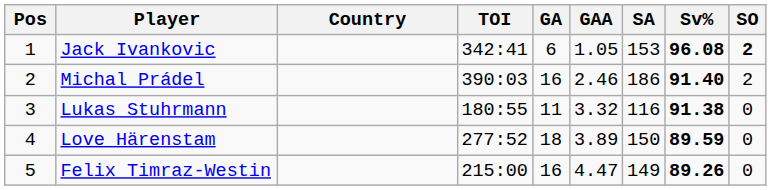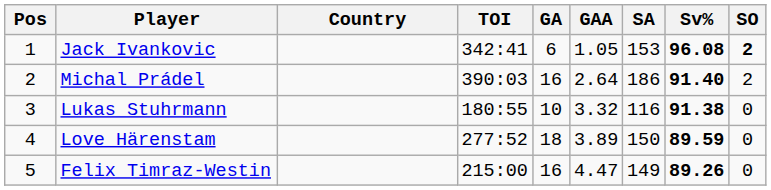(596, 80) 2.46 -> (596, 80) 2.64
(551, 110) 11 -> (551, 110) 10
